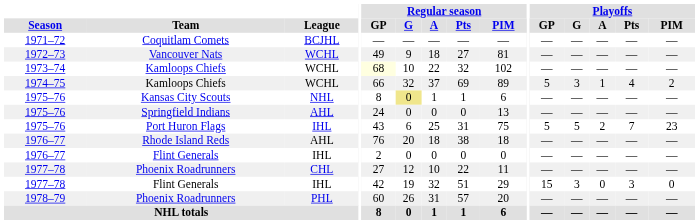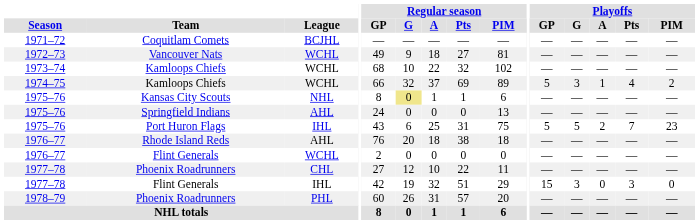(379, 68) lightyellow background -> (379, 68) no background
(322, 155) IHL -> (322, 155) WCHL
